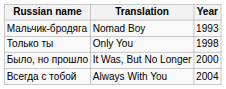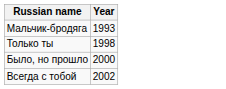- column: (142, 12)
(207, 76) 2004 -> (104, 76) 2002
